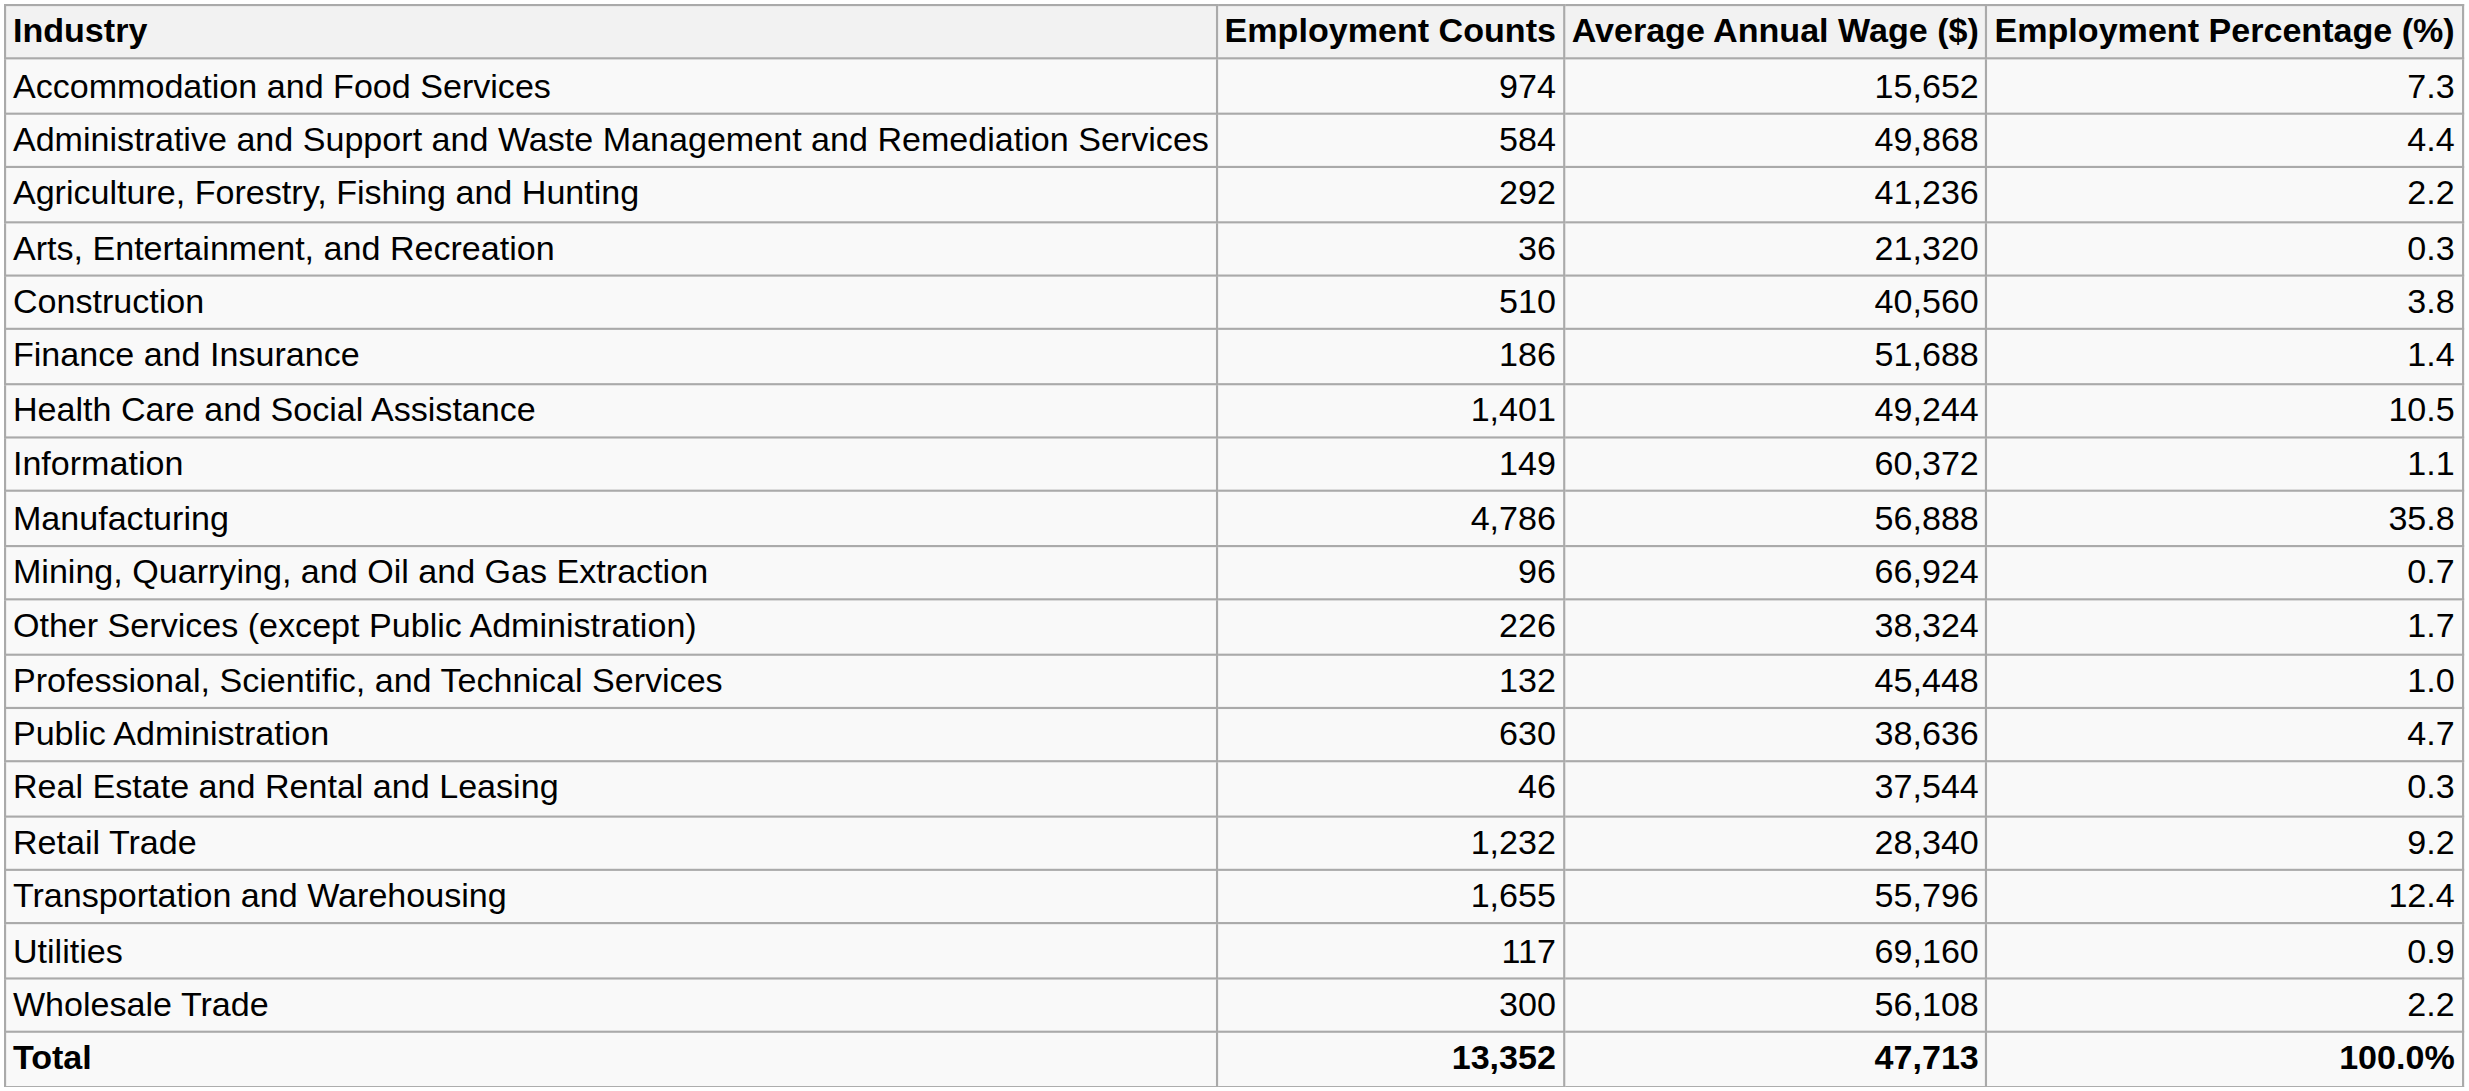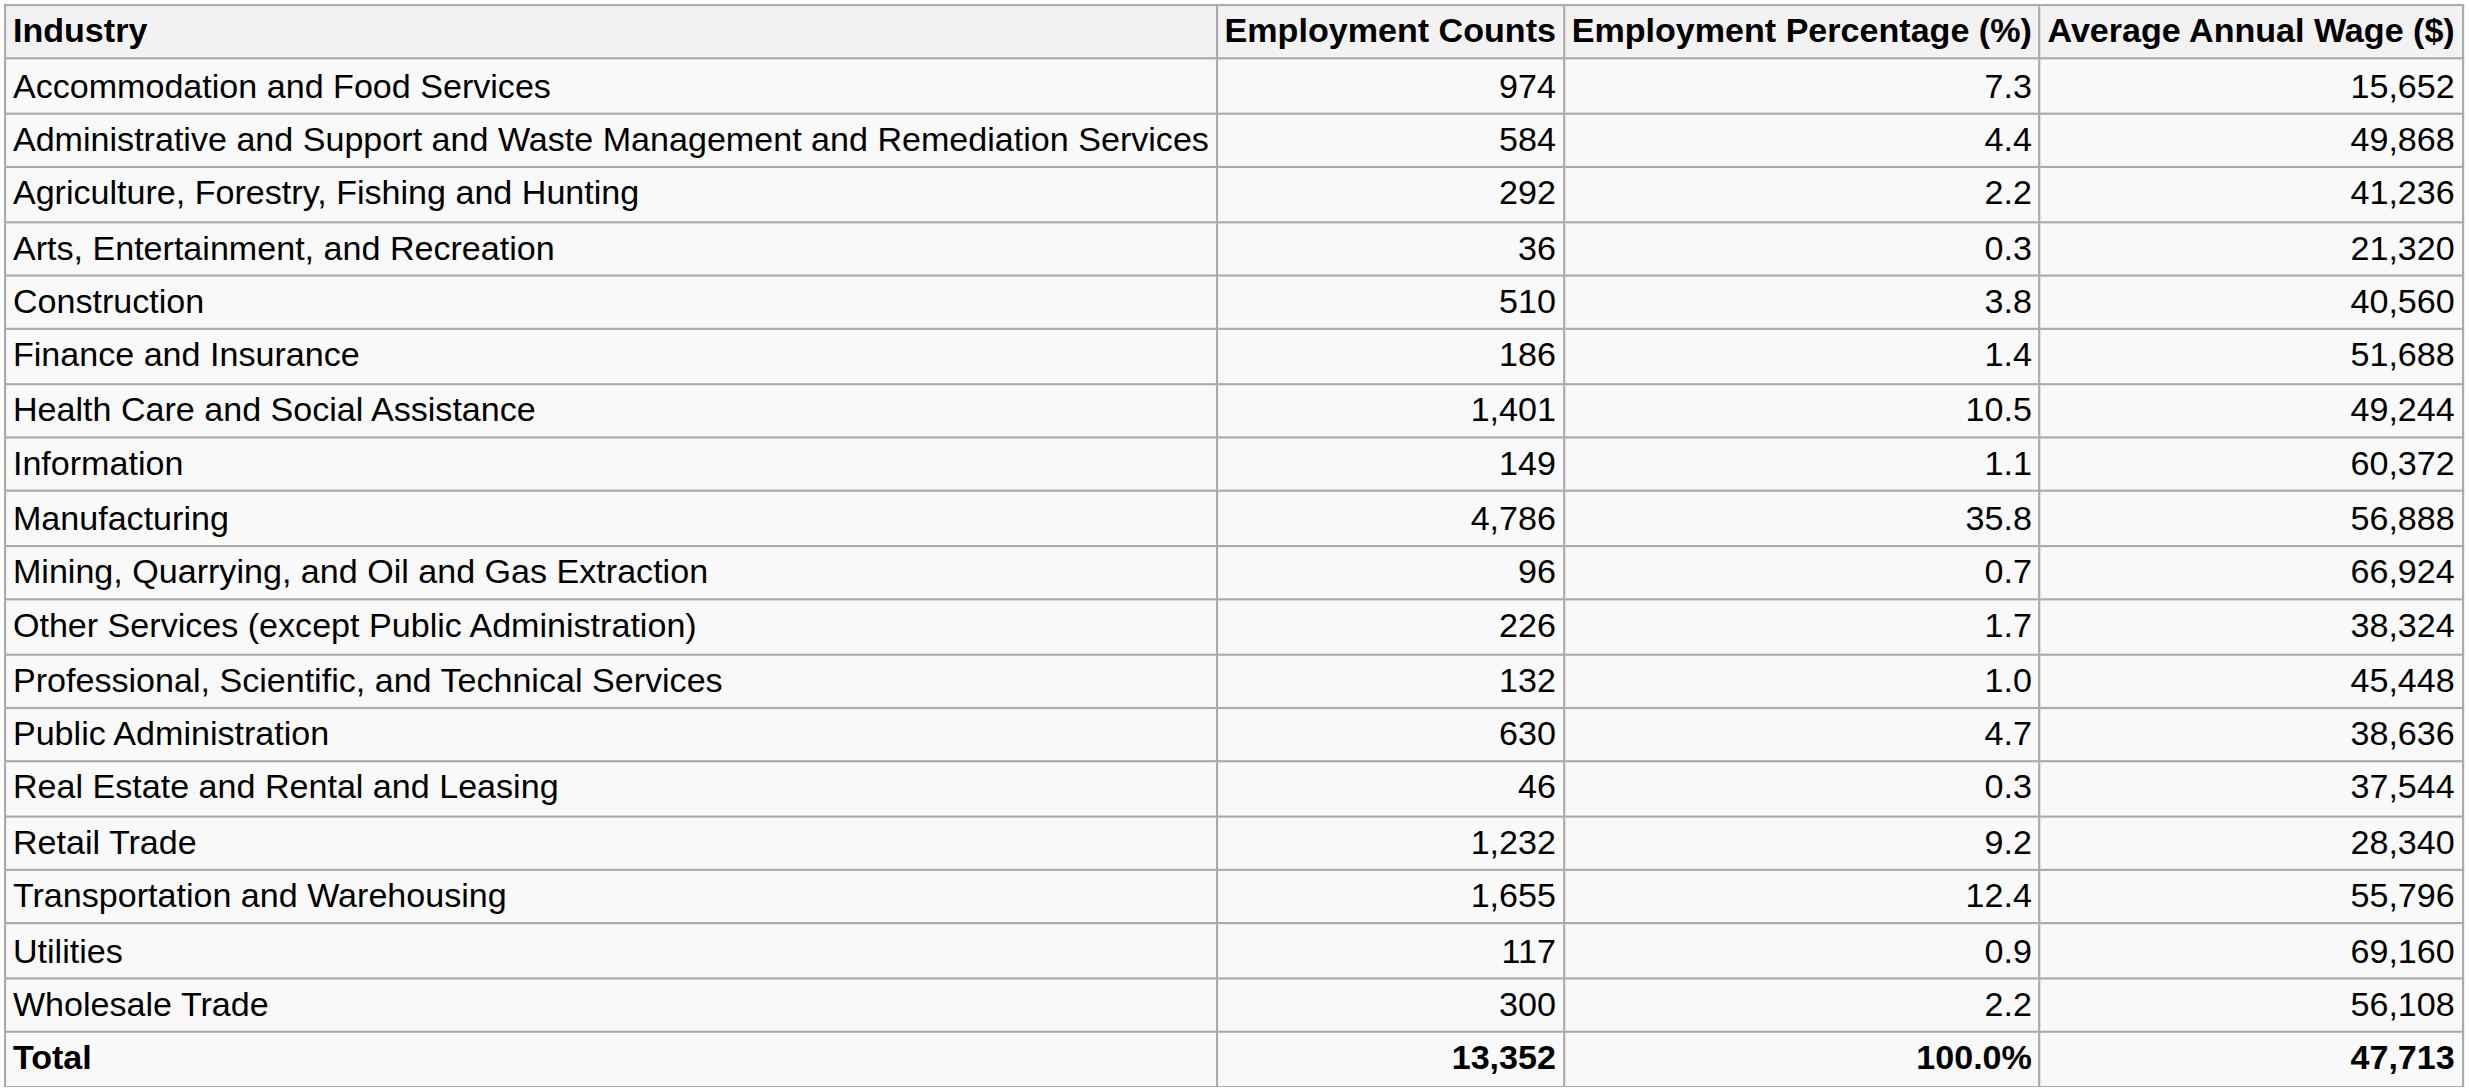columns swapped: (2225, 31) <-> (1775, 31)
